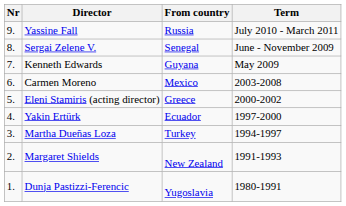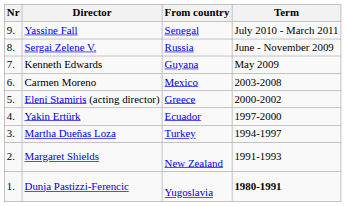(179, 30) Russia -> (182, 30) Senegal
(182, 47) Senegal -> (179, 47) Russia
(258, 186) normal -> (258, 186) bold
